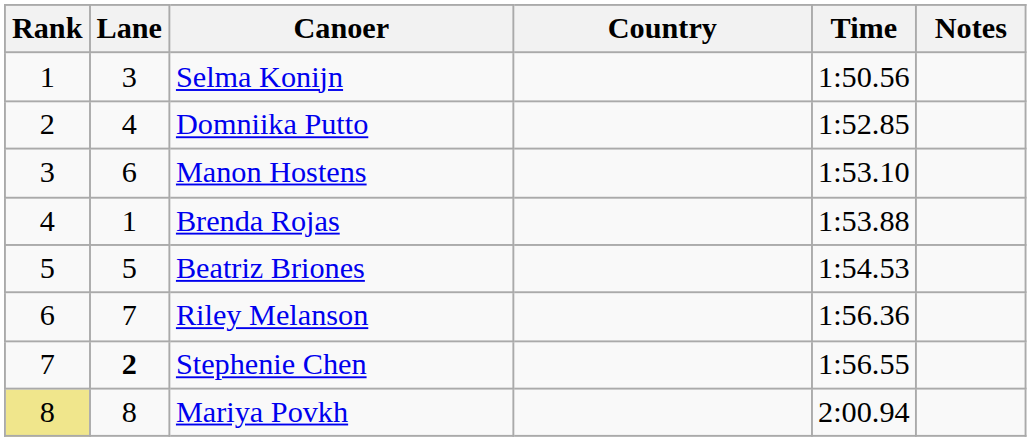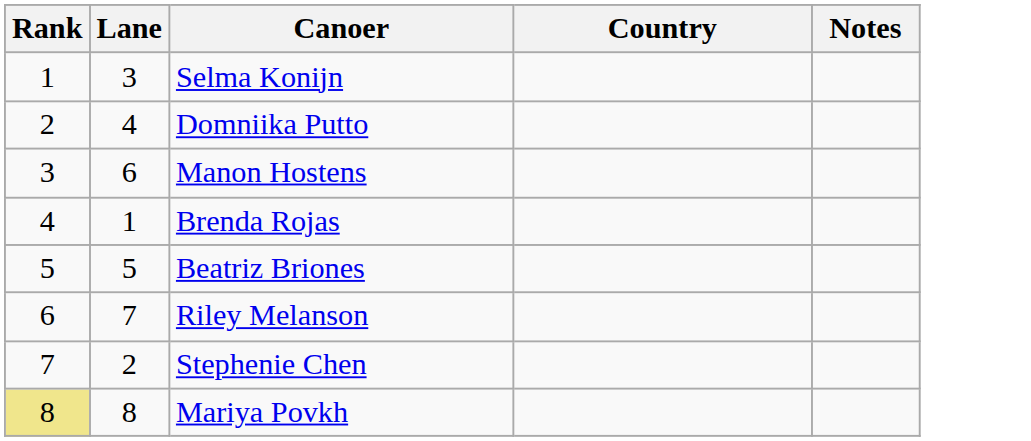- column: (864, 28)
(129, 364) bold -> (129, 364) normal
